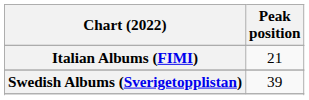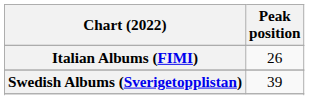(275, 57) 21 -> (275, 57) 26
